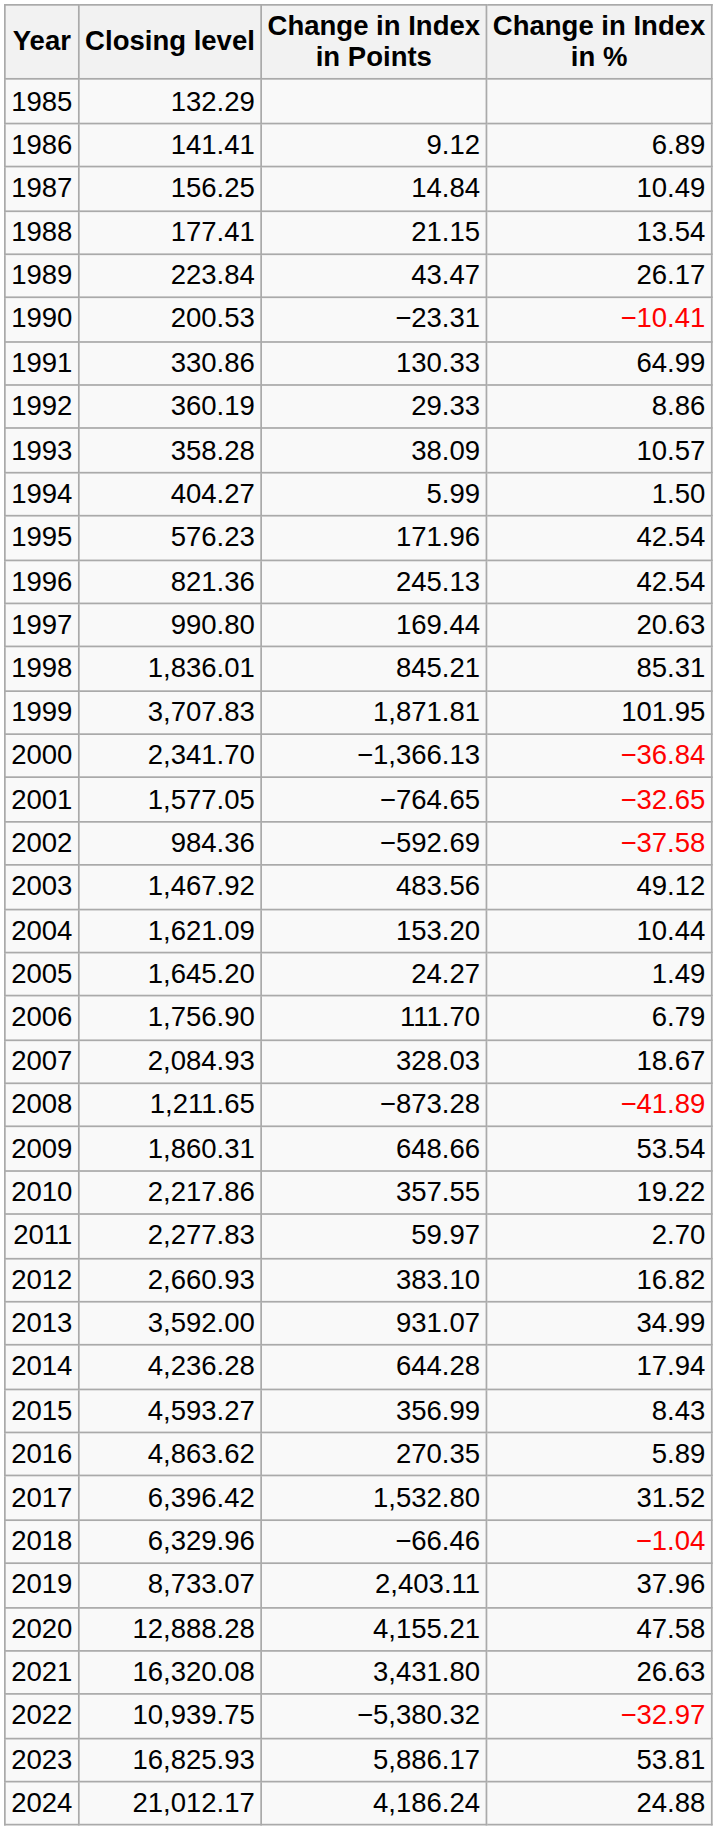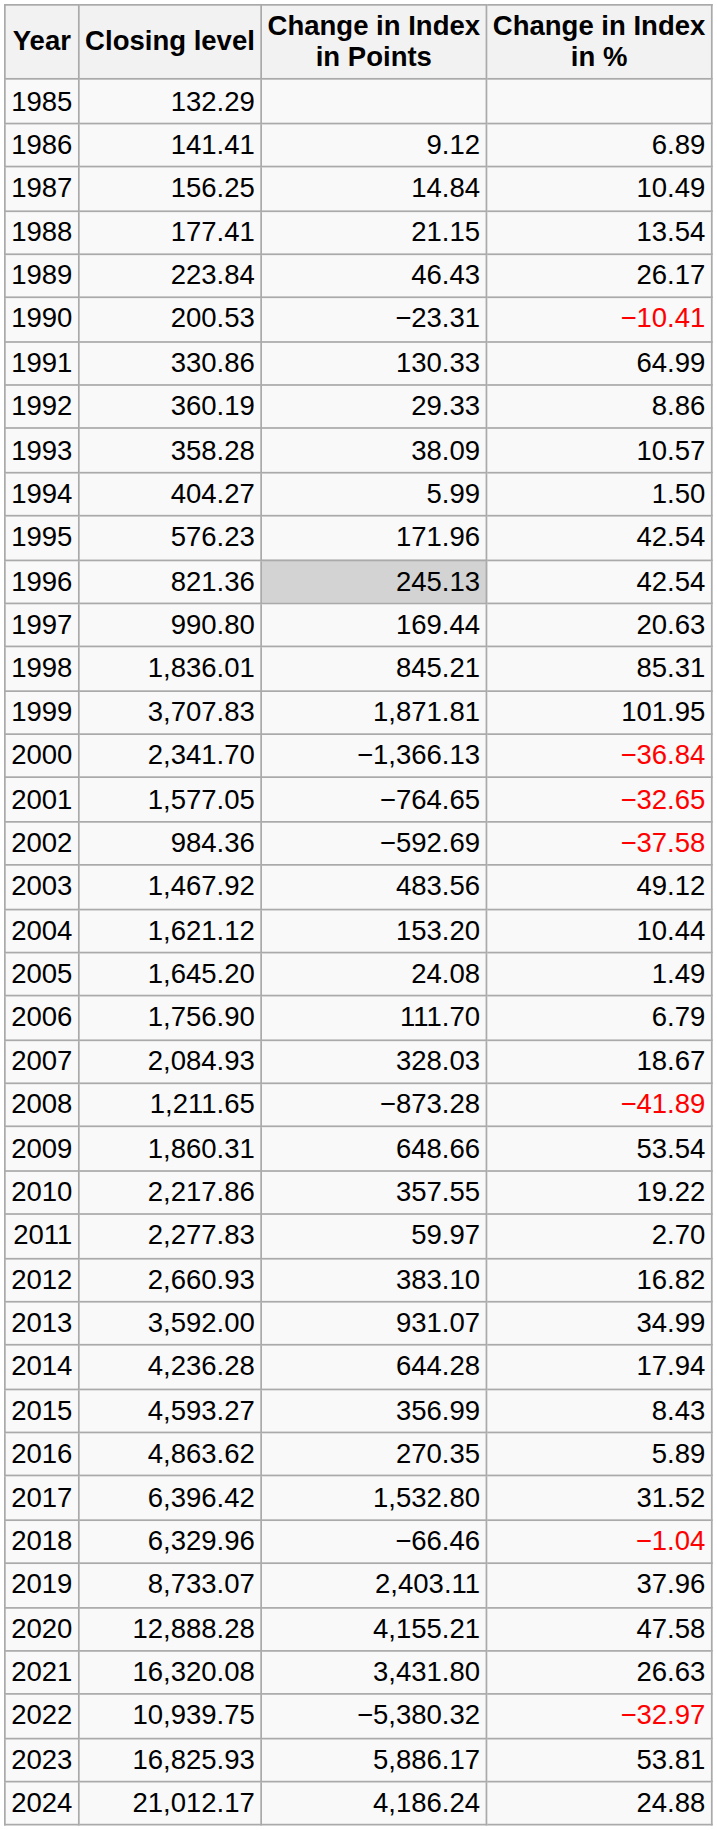(446, 275) 43.47 -> (446, 275) 46.43
(438, 581) no background -> (438, 581) lightgrey background
(201, 930) 1,621.09 -> (201, 930) 1,621.12
(446, 973) 24.27 -> (446, 973) 24.08
